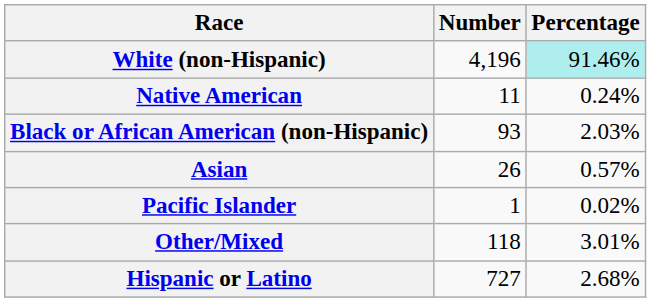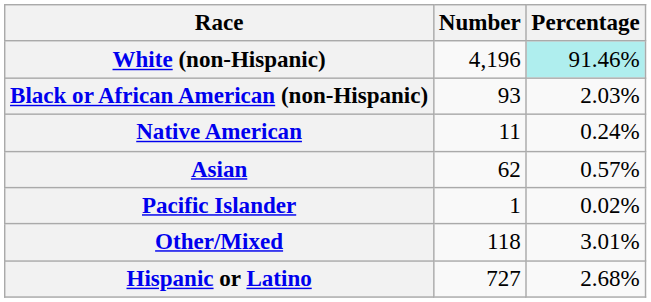rows swapped: (219, 132) <-> (219, 95)
(509, 168) 26 -> (509, 168) 62
